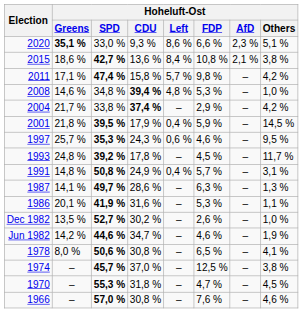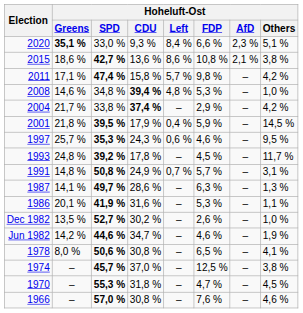(179, 44) 8,6 % -> (179, 44) 8,4 %
(179, 60) 8,4 % -> (179, 60) 8,6 %
(179, 172) 0,4 % -> (179, 172) 0,7 %
